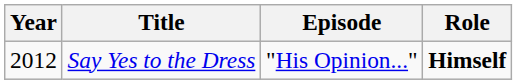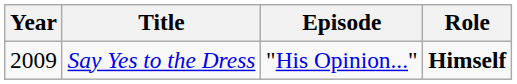(33, 60) 2012 -> (33, 60) 2009
